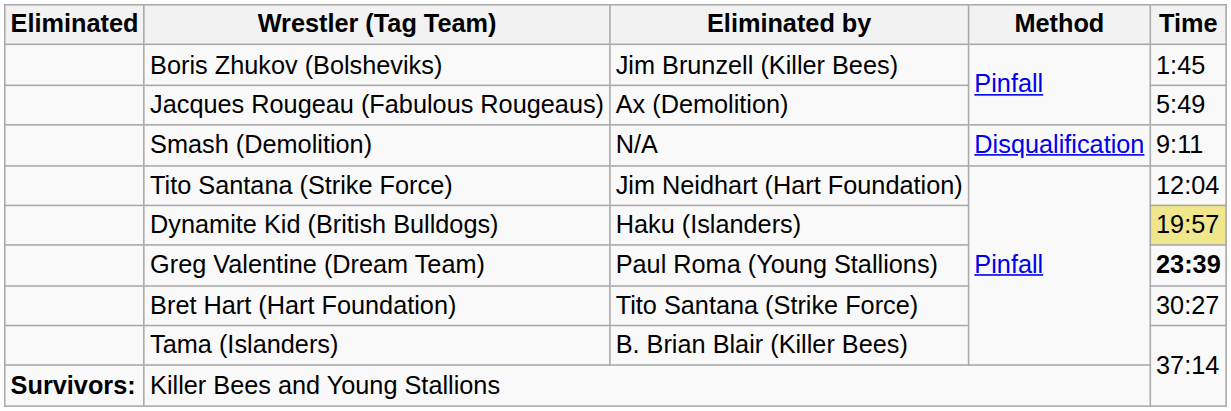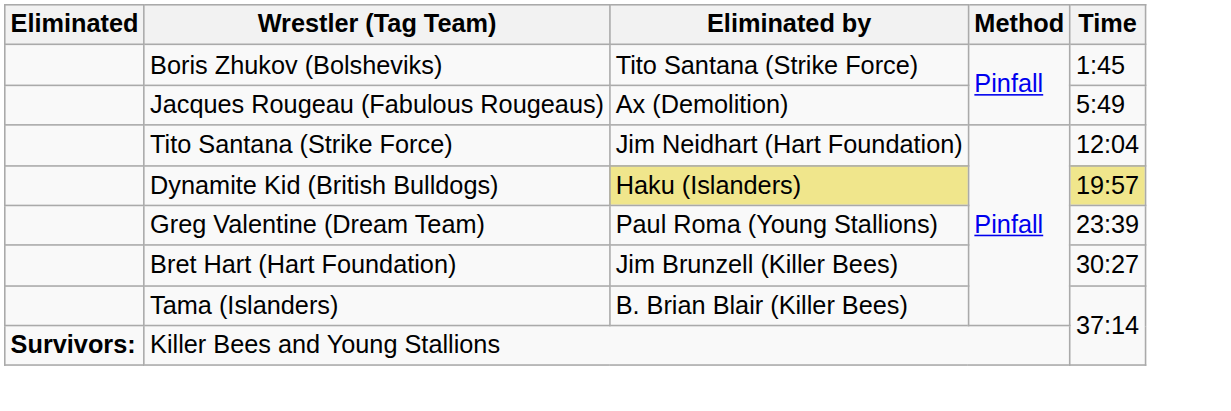(757, 64) Jim Brunzell (Killer Bees) -> (767, 64) Tito Santana (Strike Force)
- row: (261, 144)
(708, 225) no background -> (708, 184) khaki background
(1188, 265) bold -> (1108, 225) normal
(767, 305) Tito Santana (Strike Force) -> (757, 265) Jim Brunzell (Killer Bees)
